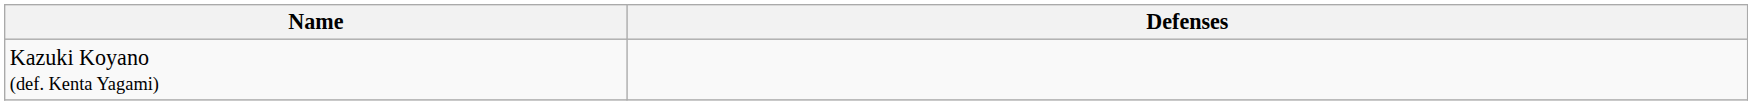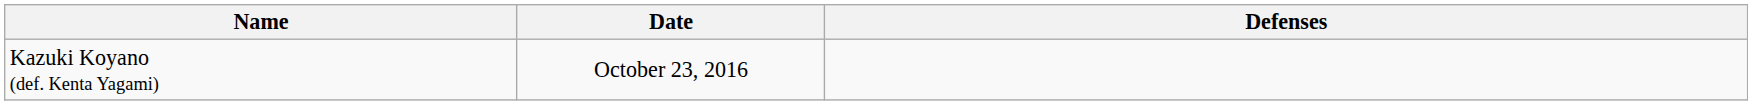+ column: (671, 22)
